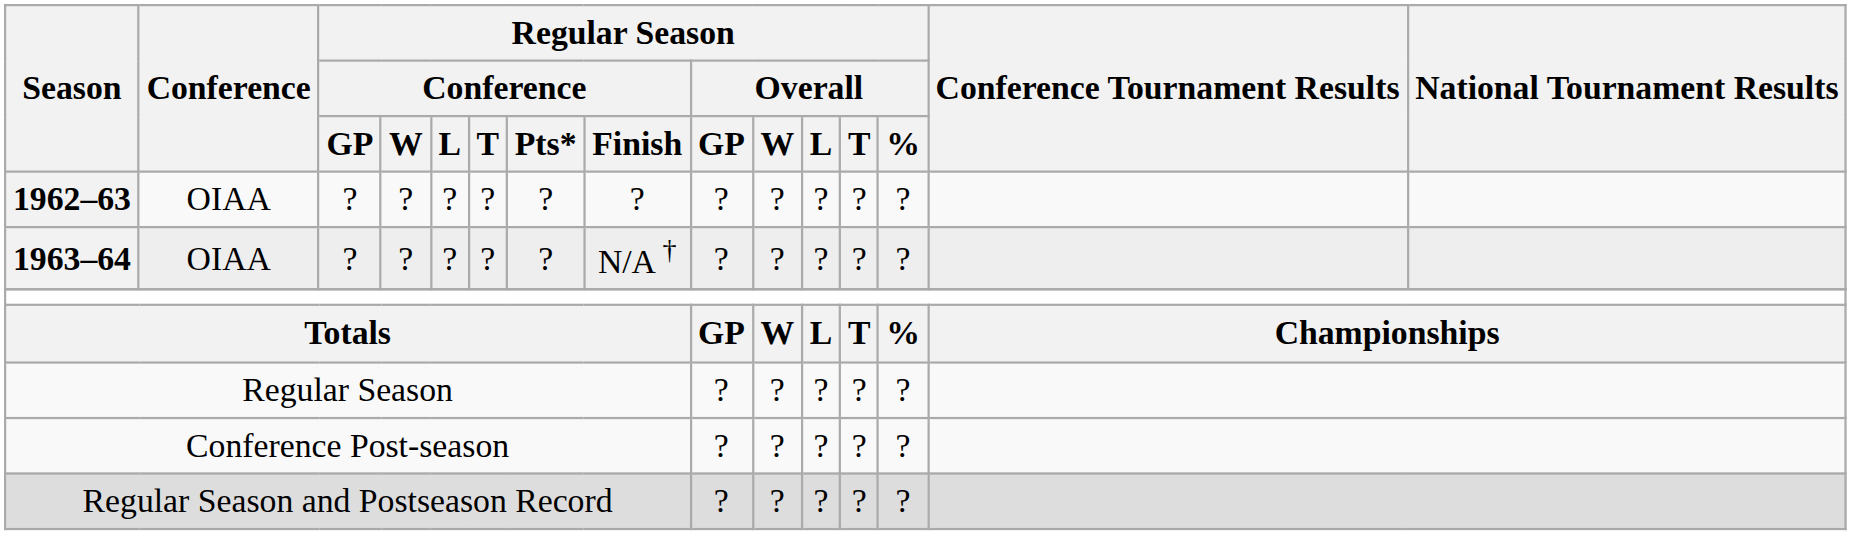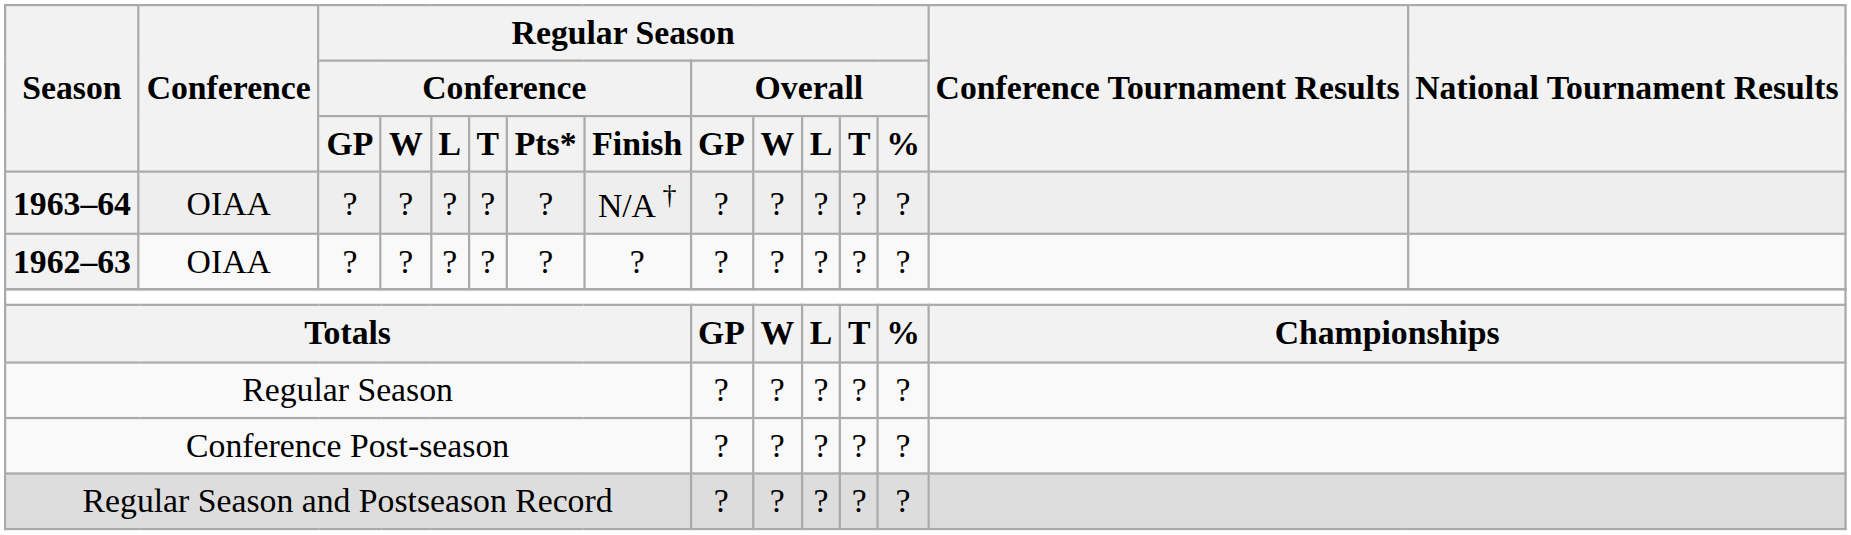rows swapped: (72, 199) <-> (72, 258)
